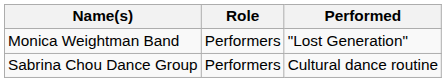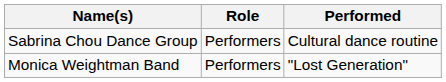rows swapped: (94, 41) <-> (103, 65)
